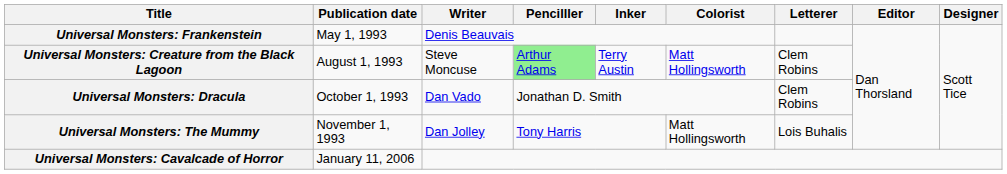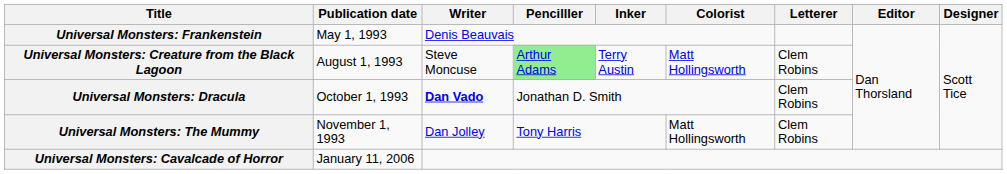(453, 97) normal -> (454, 97) bold
(812, 131) Lois Buhalis -> (798, 131) Clem Robins
